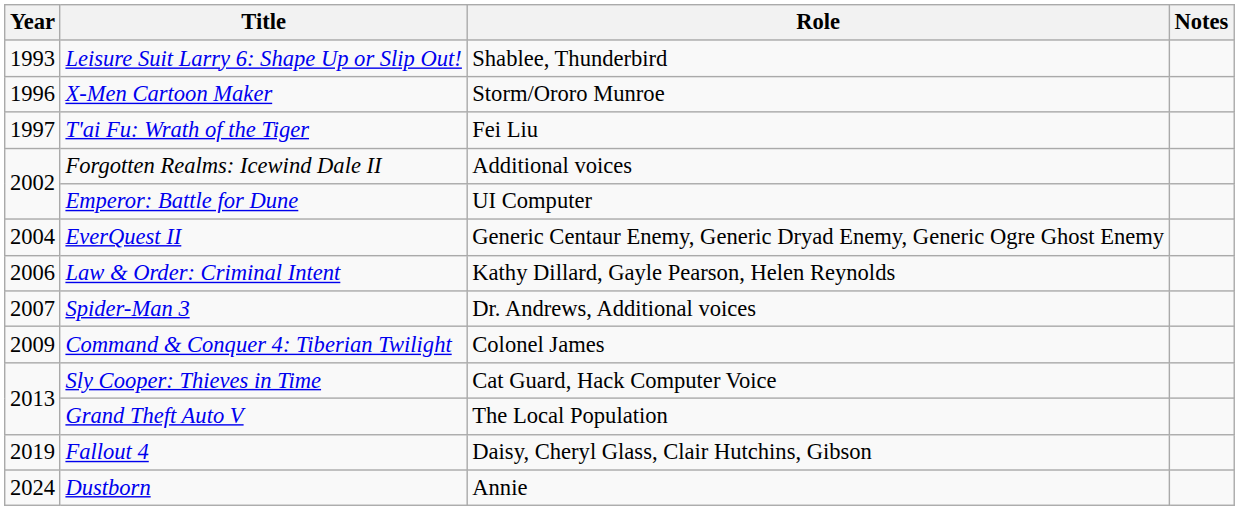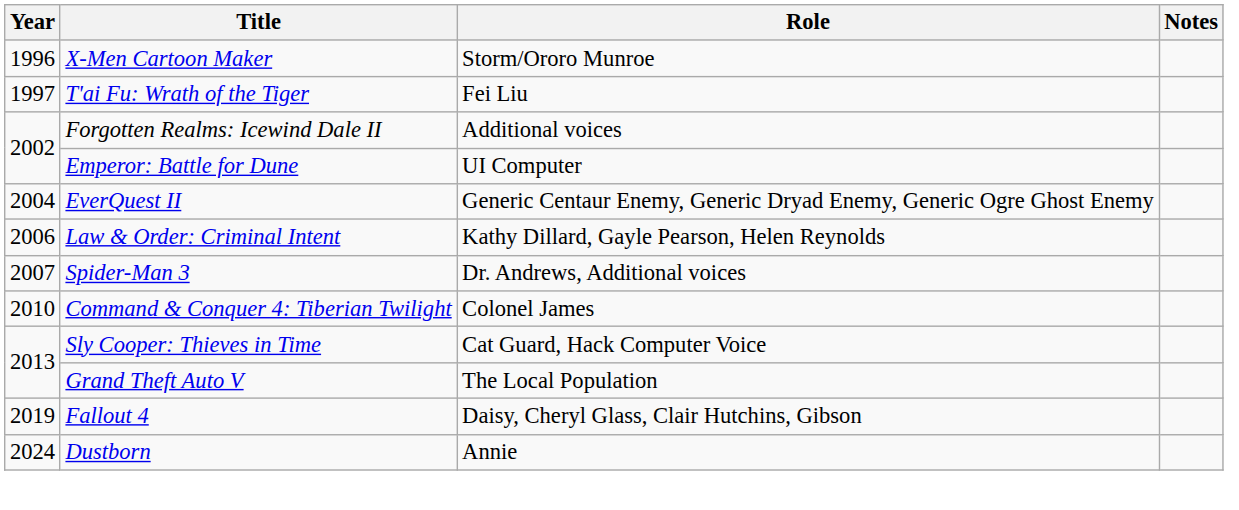- row: (264, 58)
(32, 344) 2009 -> (32, 308) 2010
